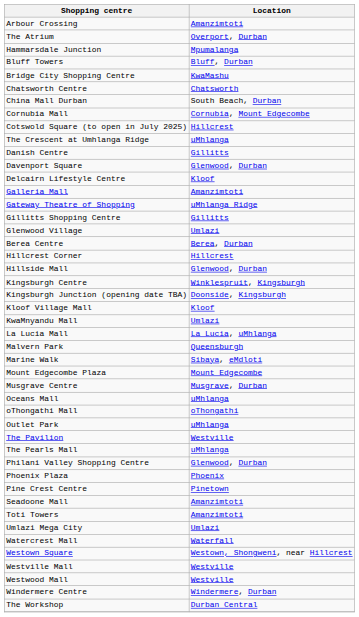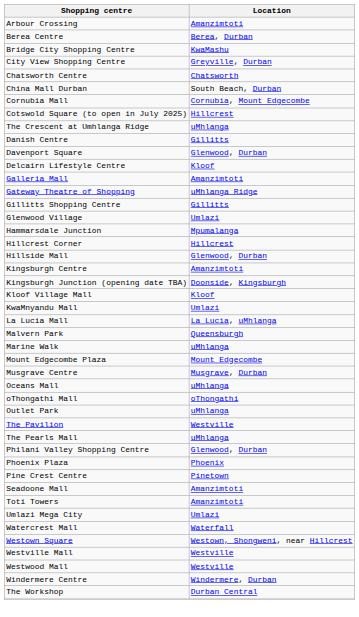- row: (30, 37)
rows swapped: (35, 243) <-> (54, 50)
- row: (35, 62)
+ row: (66, 62)
(248, 282) Winklespruit, Kingsburgh -> (217, 269) Amanzimtoti
(226, 360) Sibaya, eMdloti -> (210, 347) uMhlanga
